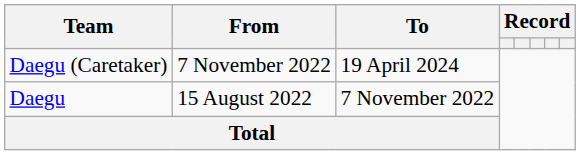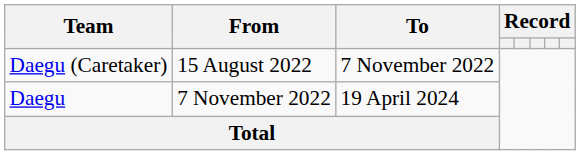(254, 64) 7 November 2022 -> (245, 64) 15 August 2022
(400, 64) 19 April 2024 -> (417, 64) 7 November 2022
(245, 98) 15 August 2022 -> (254, 98) 7 November 2022
(417, 98) 7 November 2022 -> (400, 98) 19 April 2024
